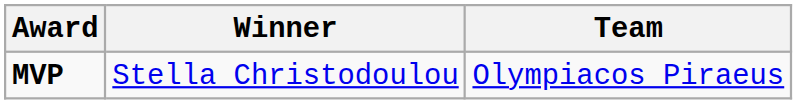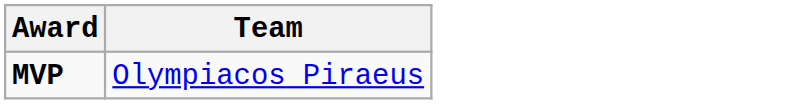- column: (286, 29)
